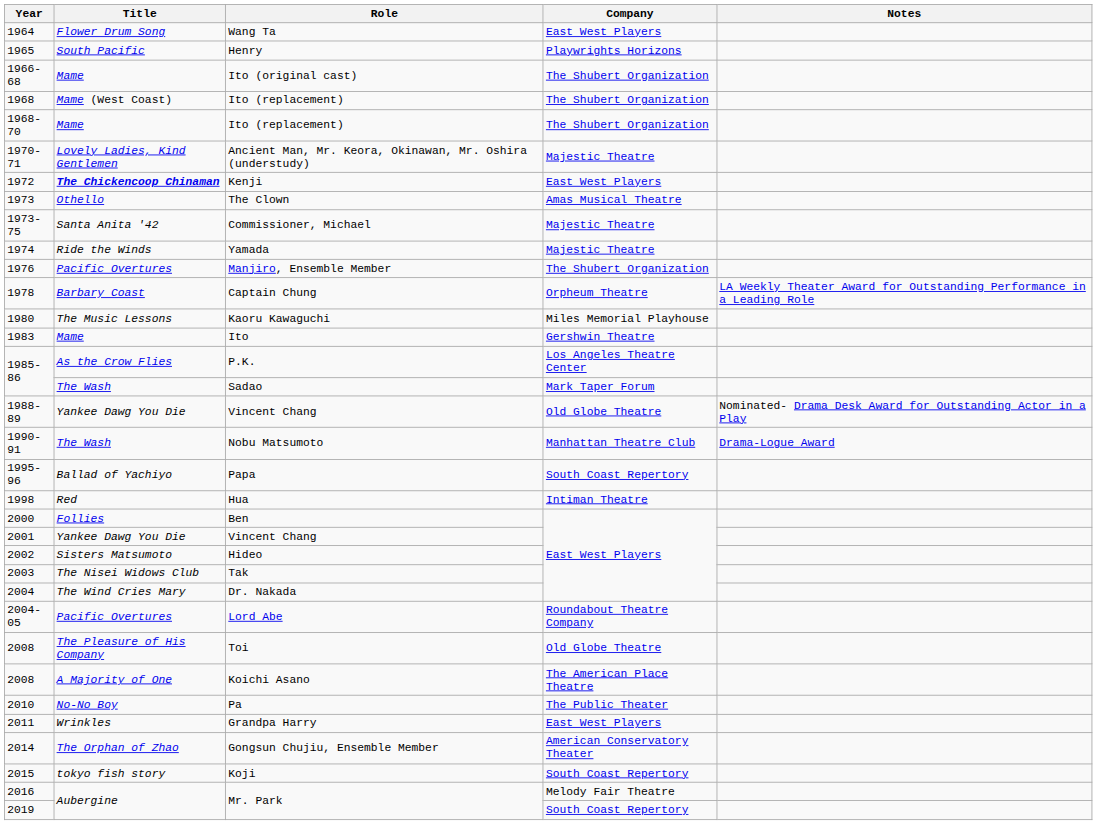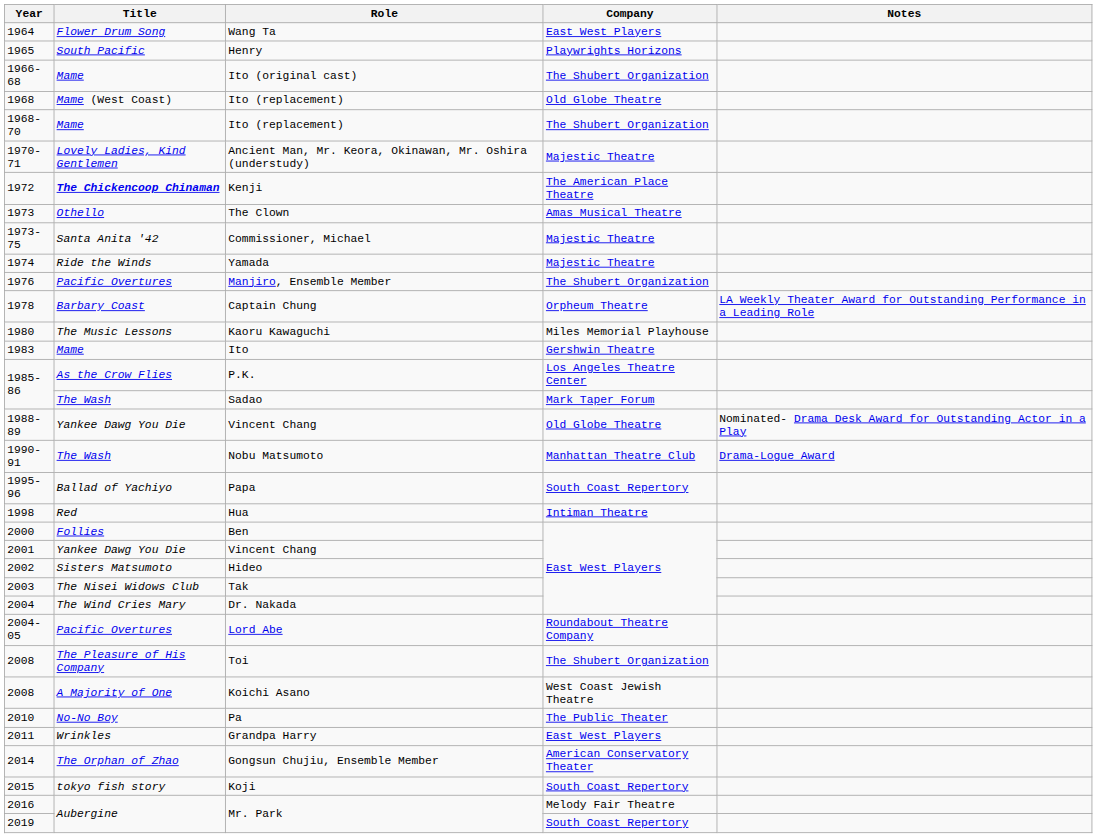(627, 100) The Shubert Organization -> (604, 100) Old Globe Theatre
(604, 182) East West Players -> (607, 188) The American Place Theatre
(604, 648) Old Globe Theatre -> (627, 661) The Shubert Organization
(607, 680) The American Place Theatre -> (604, 693) West Coast Jewish Theatre
